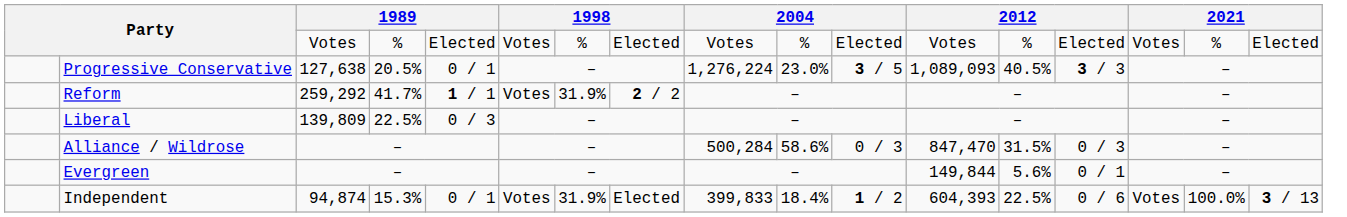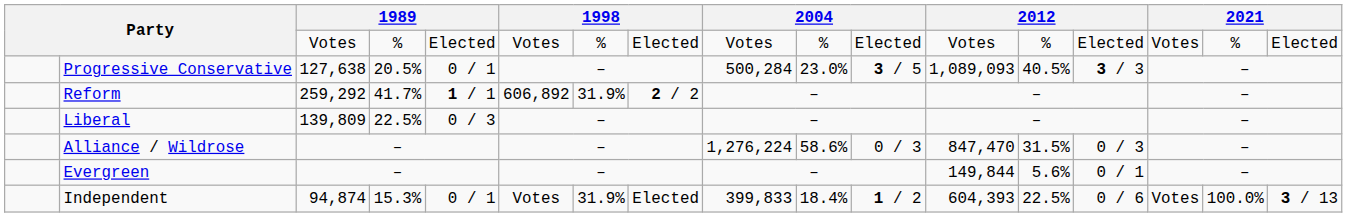(730, 69) 1,276,224 -> (759, 69) 500,284
(527, 95) Votes -> (536, 95) 606,892
(740, 147) 500,284 -> (749, 147) 1,276,224
